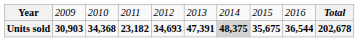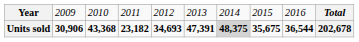(69, 28) 30,903 -> (69, 28) 30,906
(102, 28) 34,368 -> (102, 28) 43,368
